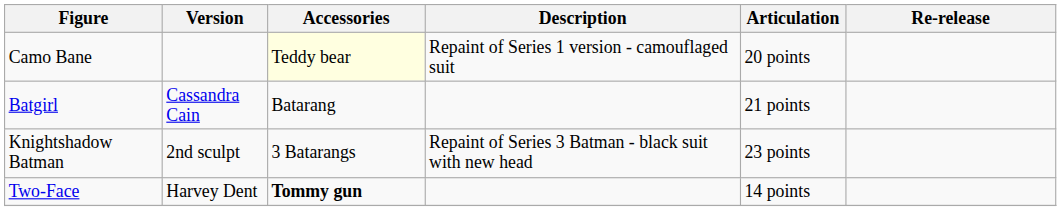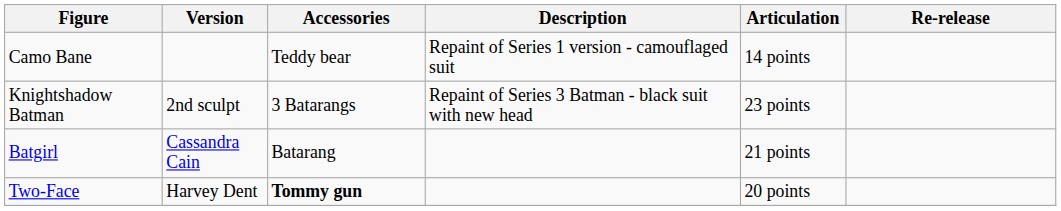(311, 56) lightyellow background -> (311, 56) no background
(777, 56) 20 points -> (777, 56) 14 points
rows swapped: (60, 153) <-> (33, 104)
(777, 191) 14 points -> (777, 191) 20 points
